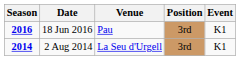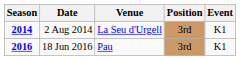rows swapped: (68, 47) <-> (67, 30)
